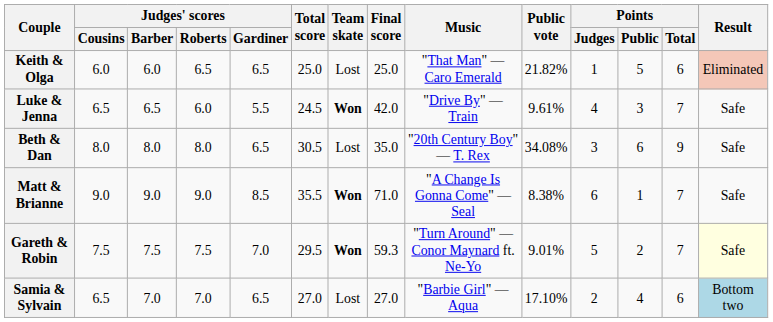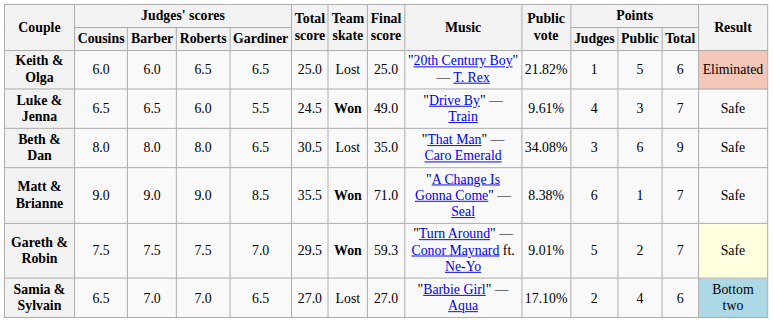(463, 70) "That Man" — Caro Emerald -> (463, 70) "20th Century Boy" — T. Rex
(386, 109) 42.0 -> (386, 109) 49.0
(463, 148) "20th Century Boy" — T. Rex -> (463, 148) "That Man" — Caro Emerald
